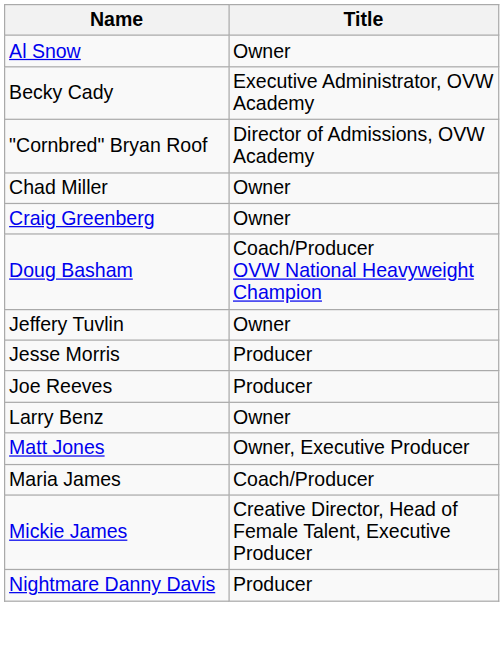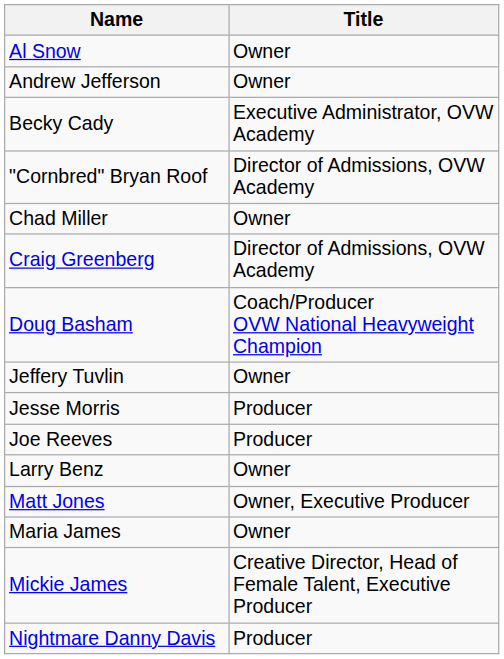+ row: (85, 81)
(262, 218) Owner -> (359, 260) Director of Admissions, OVW Academy
(304, 479) Coach/Producer -> (262, 532) Owner
